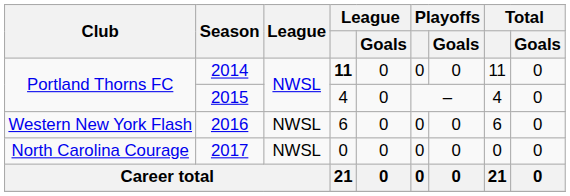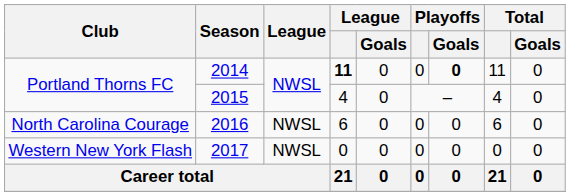(456, 71) normal -> (456, 71) bold
(100, 124) Western New York Flash -> (100, 124) North Carolina Courage
(100, 151) North Carolina Courage -> (100, 151) Western New York Flash
